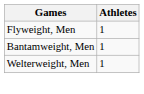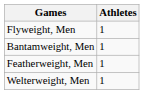+ row: (50, 64)
